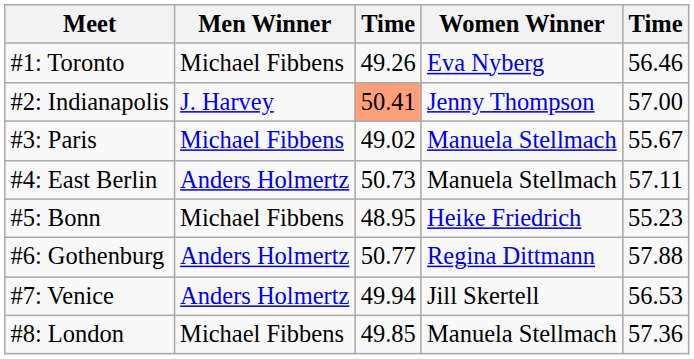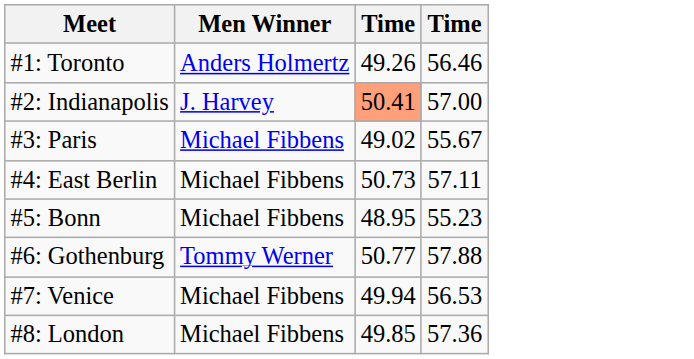- column: (522, 23)
(262, 62) Michael Fibbens -> (265, 62) Anders Holmertz
(265, 179) Anders Holmertz -> (262, 179) Michael Fibbens
(265, 256) Anders Holmertz -> (257, 256) Tommy Werner
(265, 295) Anders Holmertz -> (262, 295) Michael Fibbens
